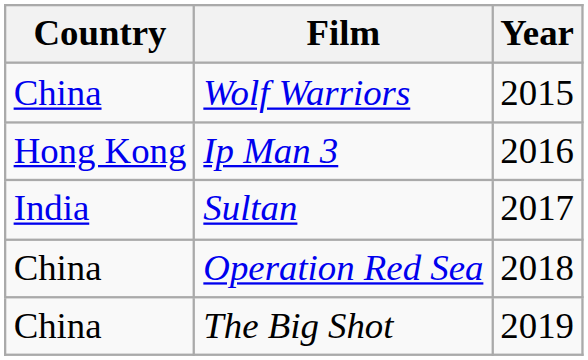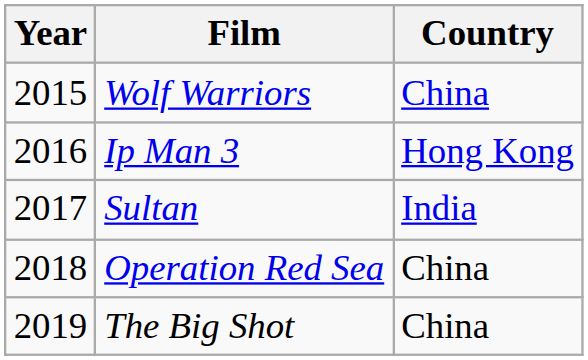columns swapped: (537, 33) <-> (100, 33)
